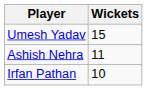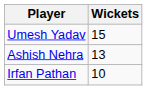(98, 54) 11 -> (98, 54) 13
